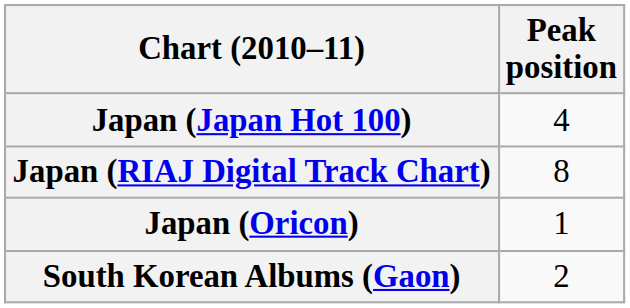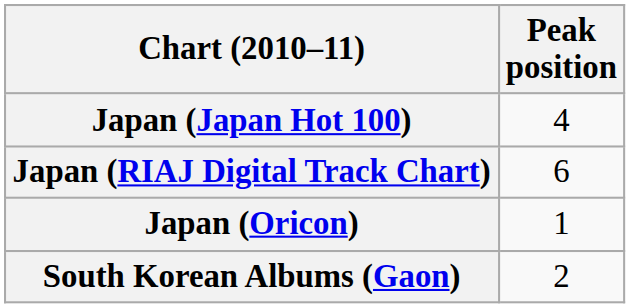(561, 171) 8 -> (561, 171) 6
